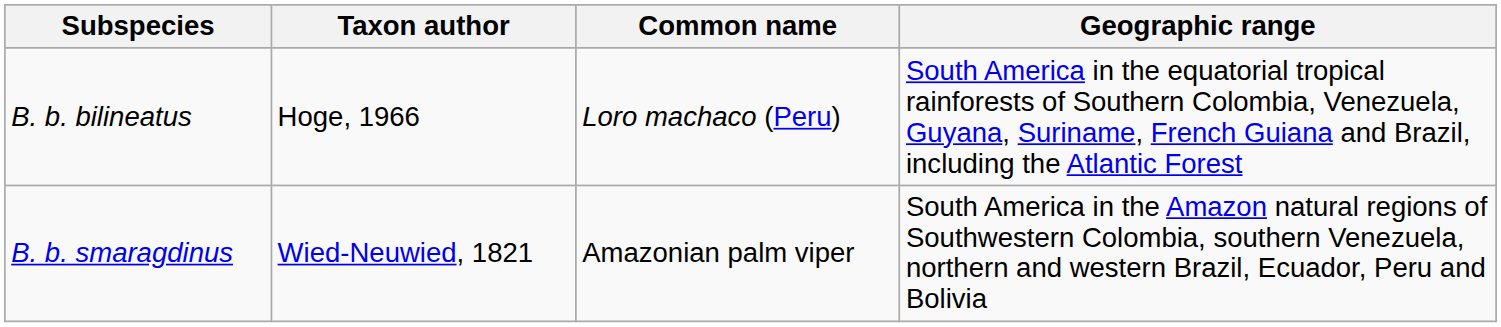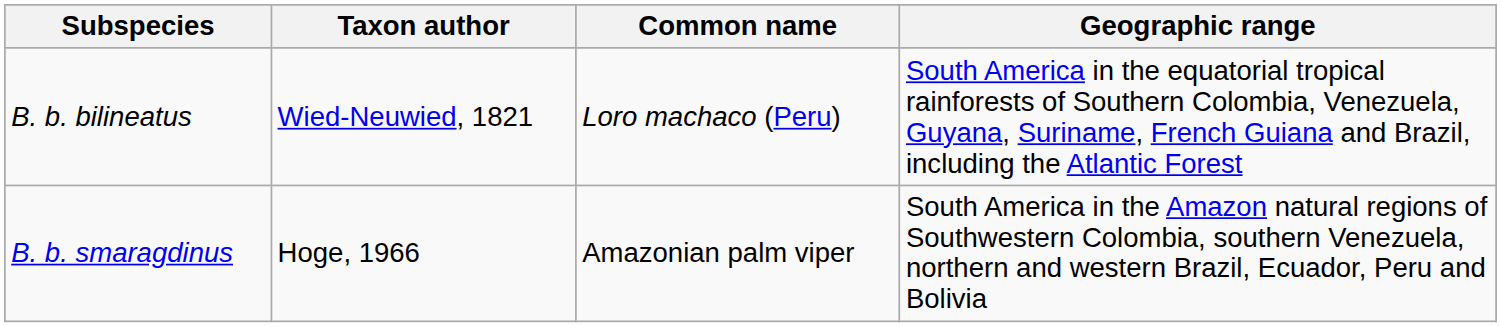(349, 116) Hoge, 1966 -> (405, 116) Wied-Neuwied, 1821
(405, 252) Wied-Neuwied, 1821 -> (349, 252) Hoge, 1966
